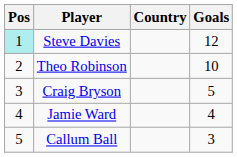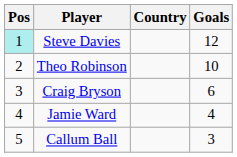(211, 90) 5 -> (211, 90) 6
